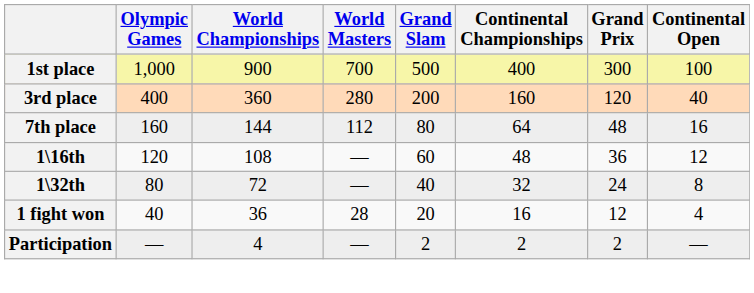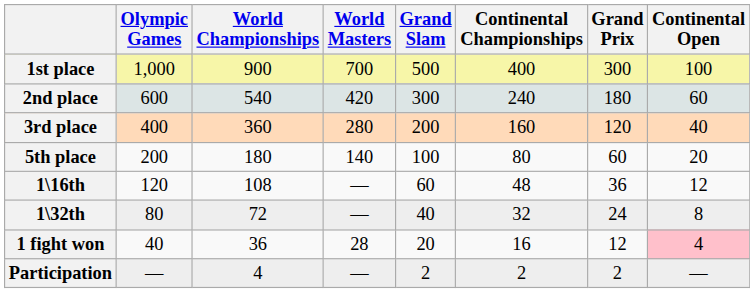+ row: (60, 98)
+ row: (60, 156)
- row: (60, 127)
(699, 214) no background -> (699, 244) pink background
